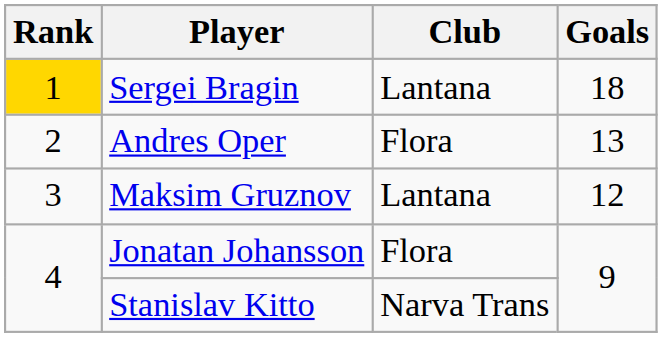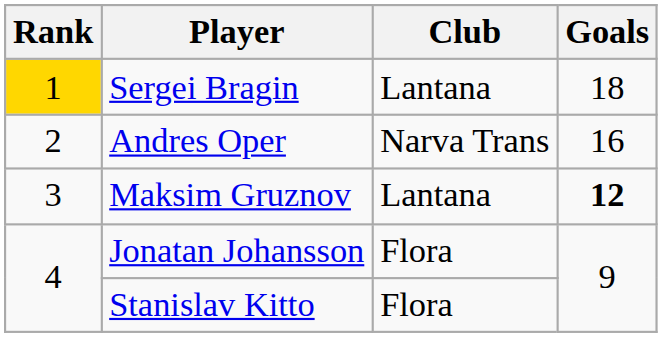(416, 140) Flora -> (465, 140) Narva Trans
(607, 140) 13 -> (607, 140) 16
(607, 195) normal -> (607, 195) bold
(465, 304) Narva Trans -> (416, 304) Flora
